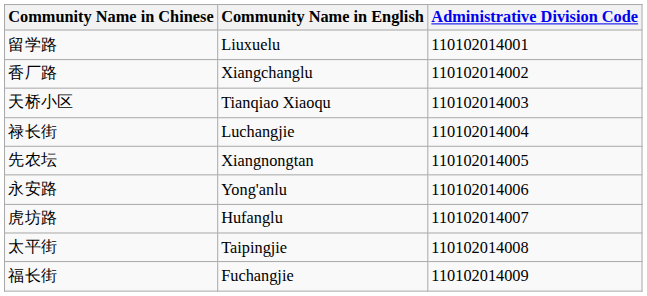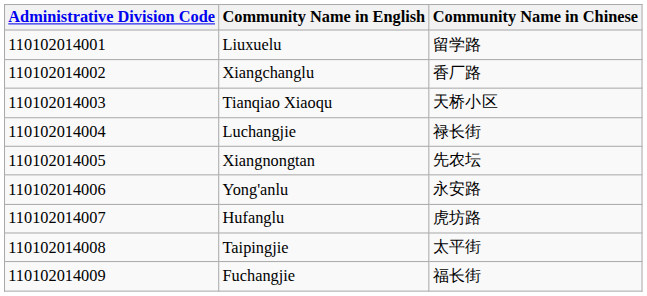columns swapped: (535, 17) <-> (111, 17)
